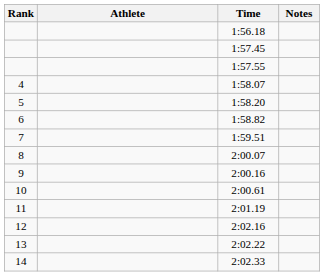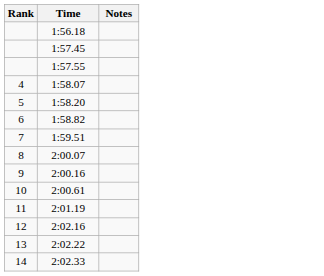- column: (128, 13)
